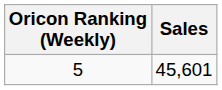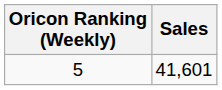(184, 69) 45,601 -> (184, 69) 41,601
